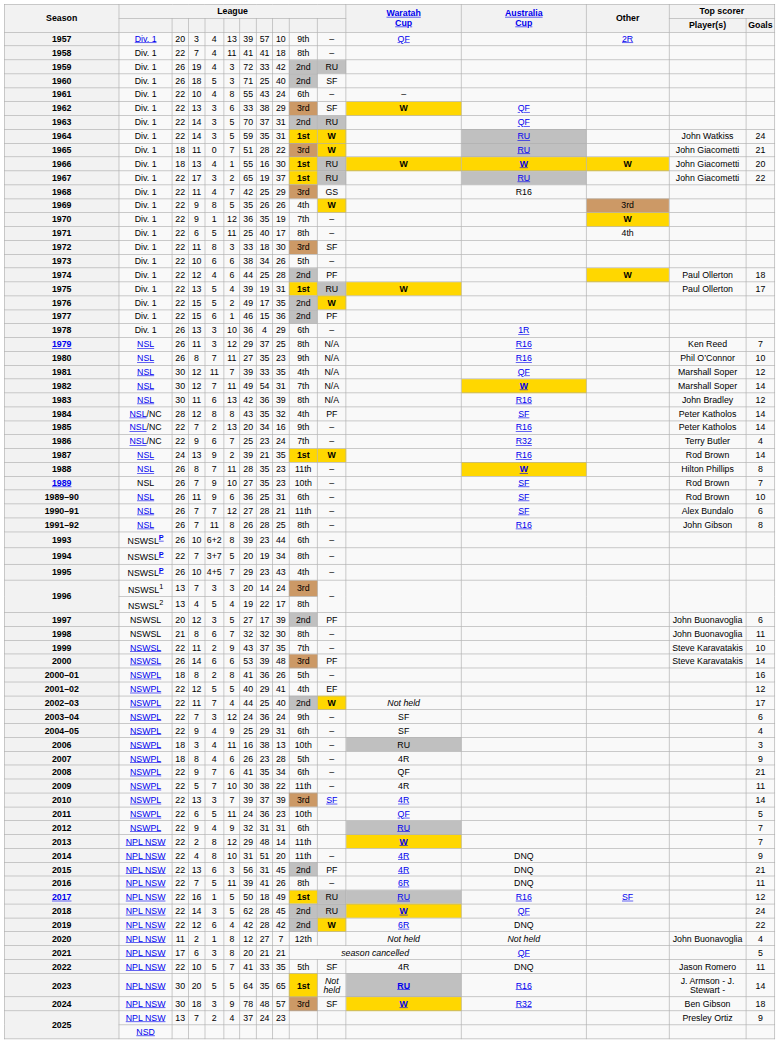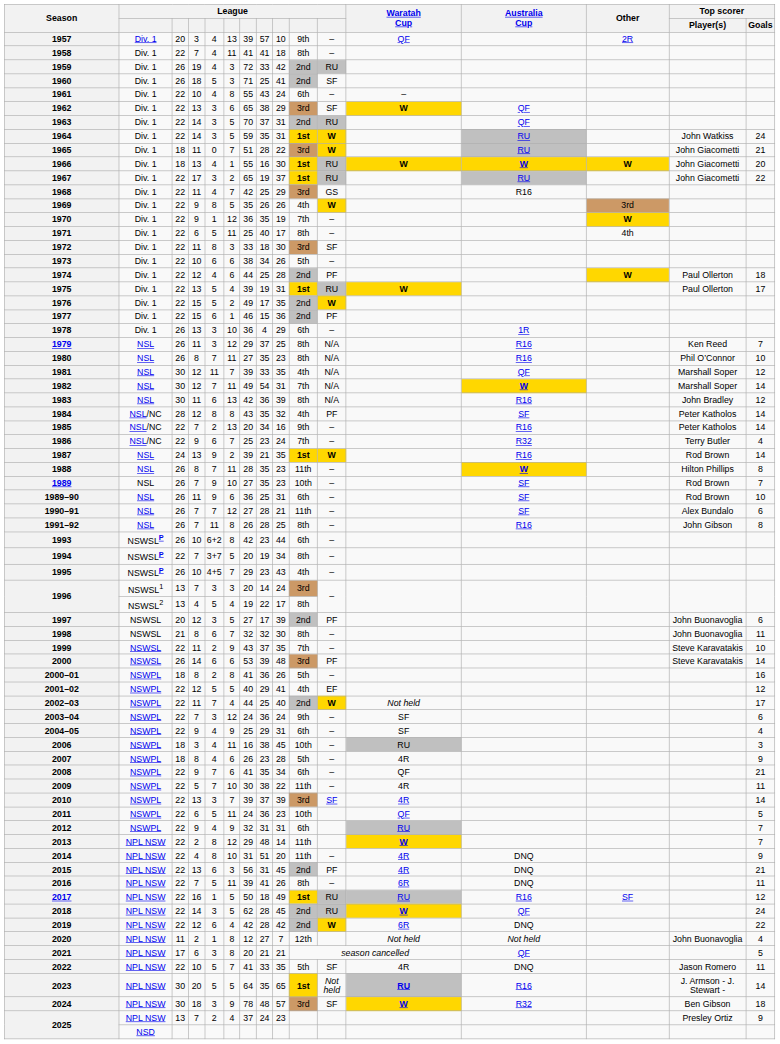(281, 81) 40 -> (281, 81) 41
(248, 109) 33 -> (248, 109) 65
(303, 359) 9th -> (303, 359) 8th
(248, 540) 39 -> (248, 540) 42
(281, 745) 13 -> (281, 745) 45
